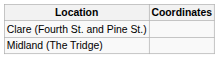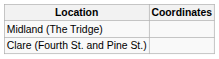rows swapped: (55, 45) <-> (77, 29)
